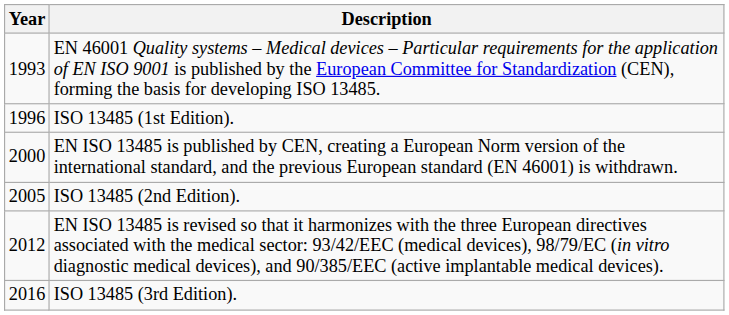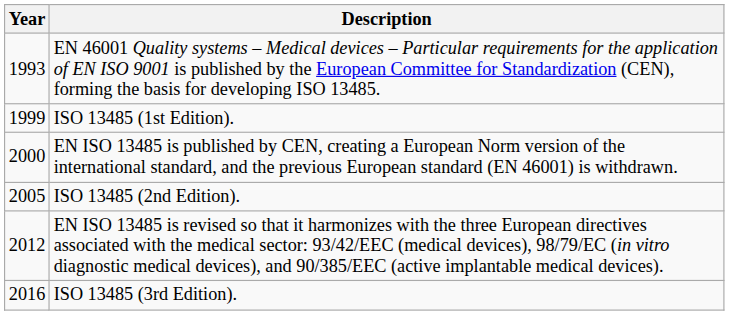(27, 117) 1996 -> (27, 117) 1999
